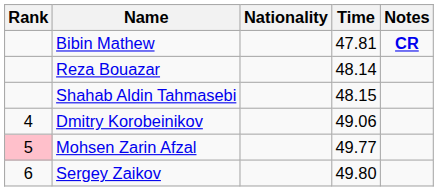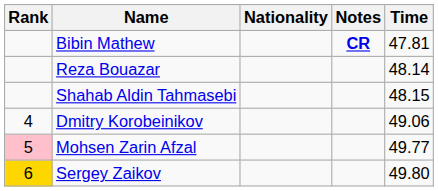columns swapped: (356, 18) <-> (407, 18)
(28, 174) no background -> (28, 174) gold background
